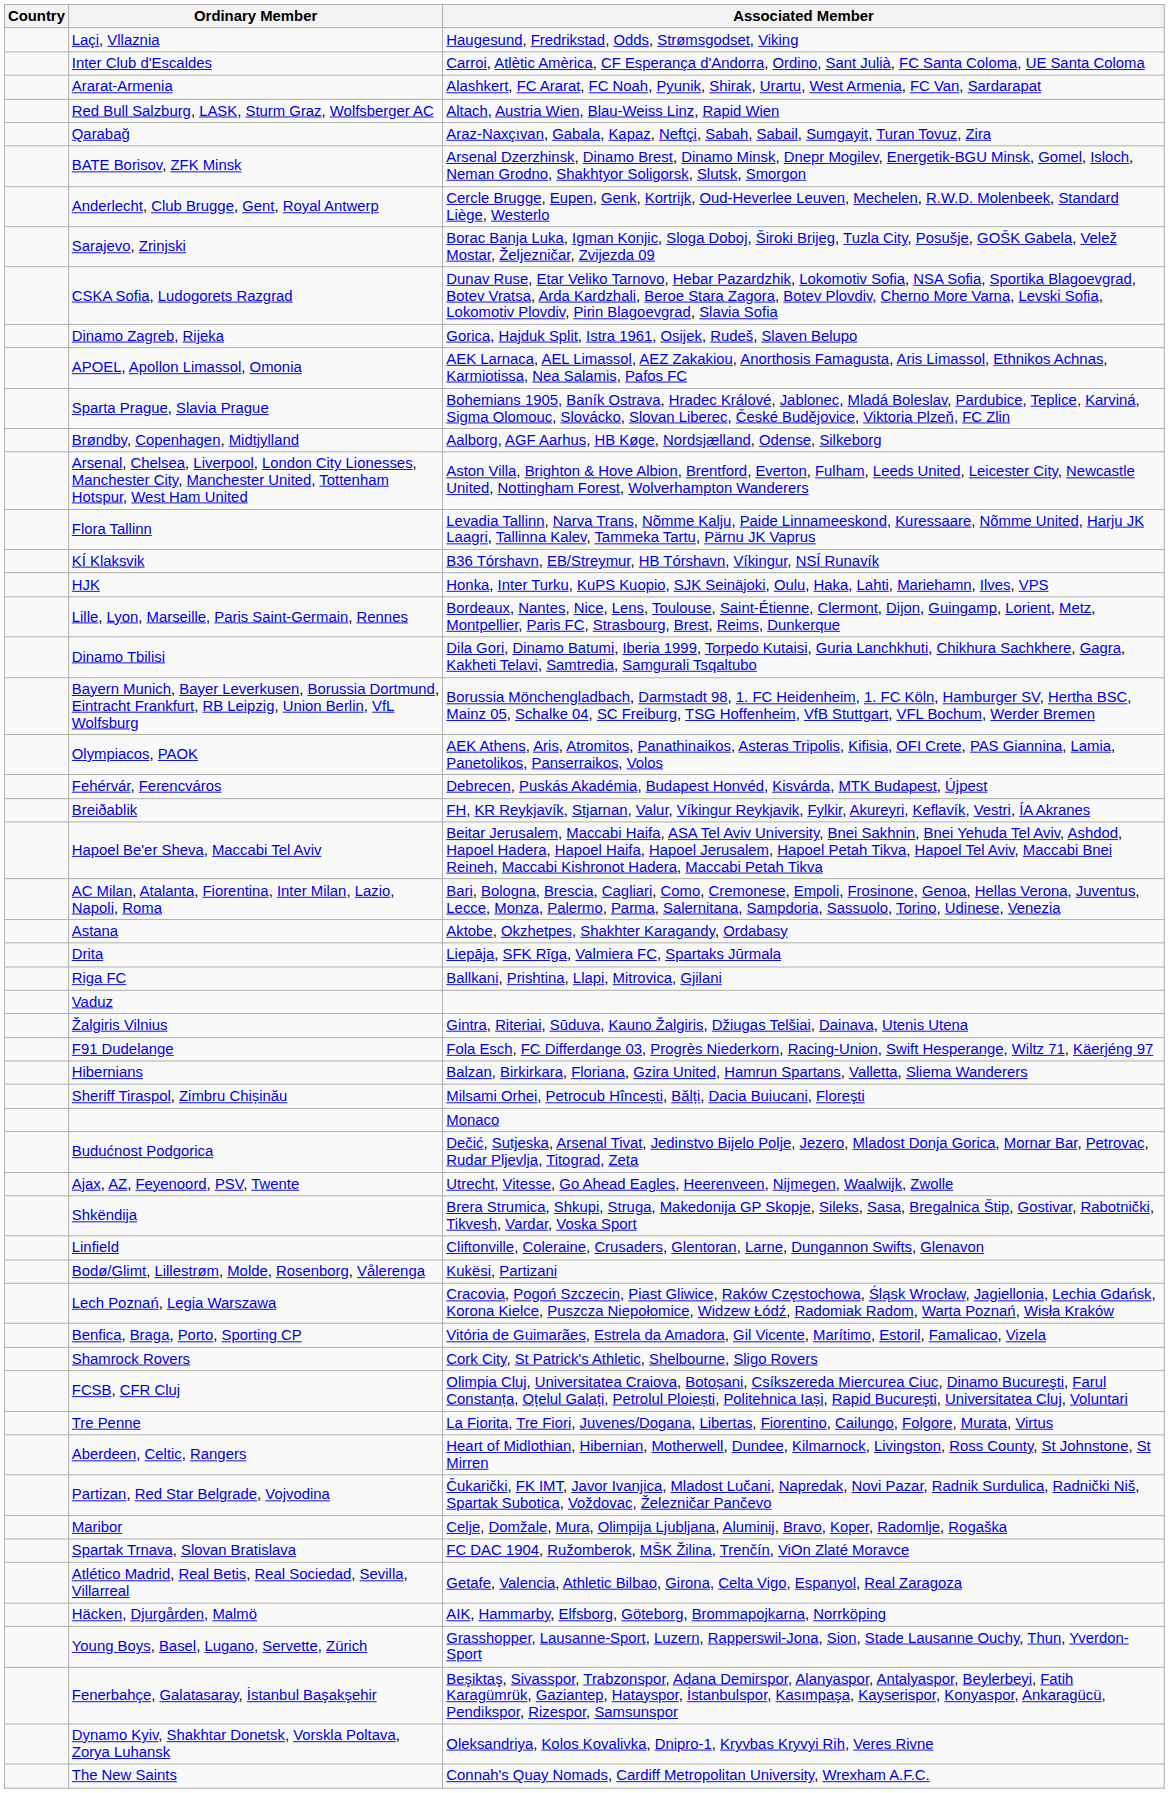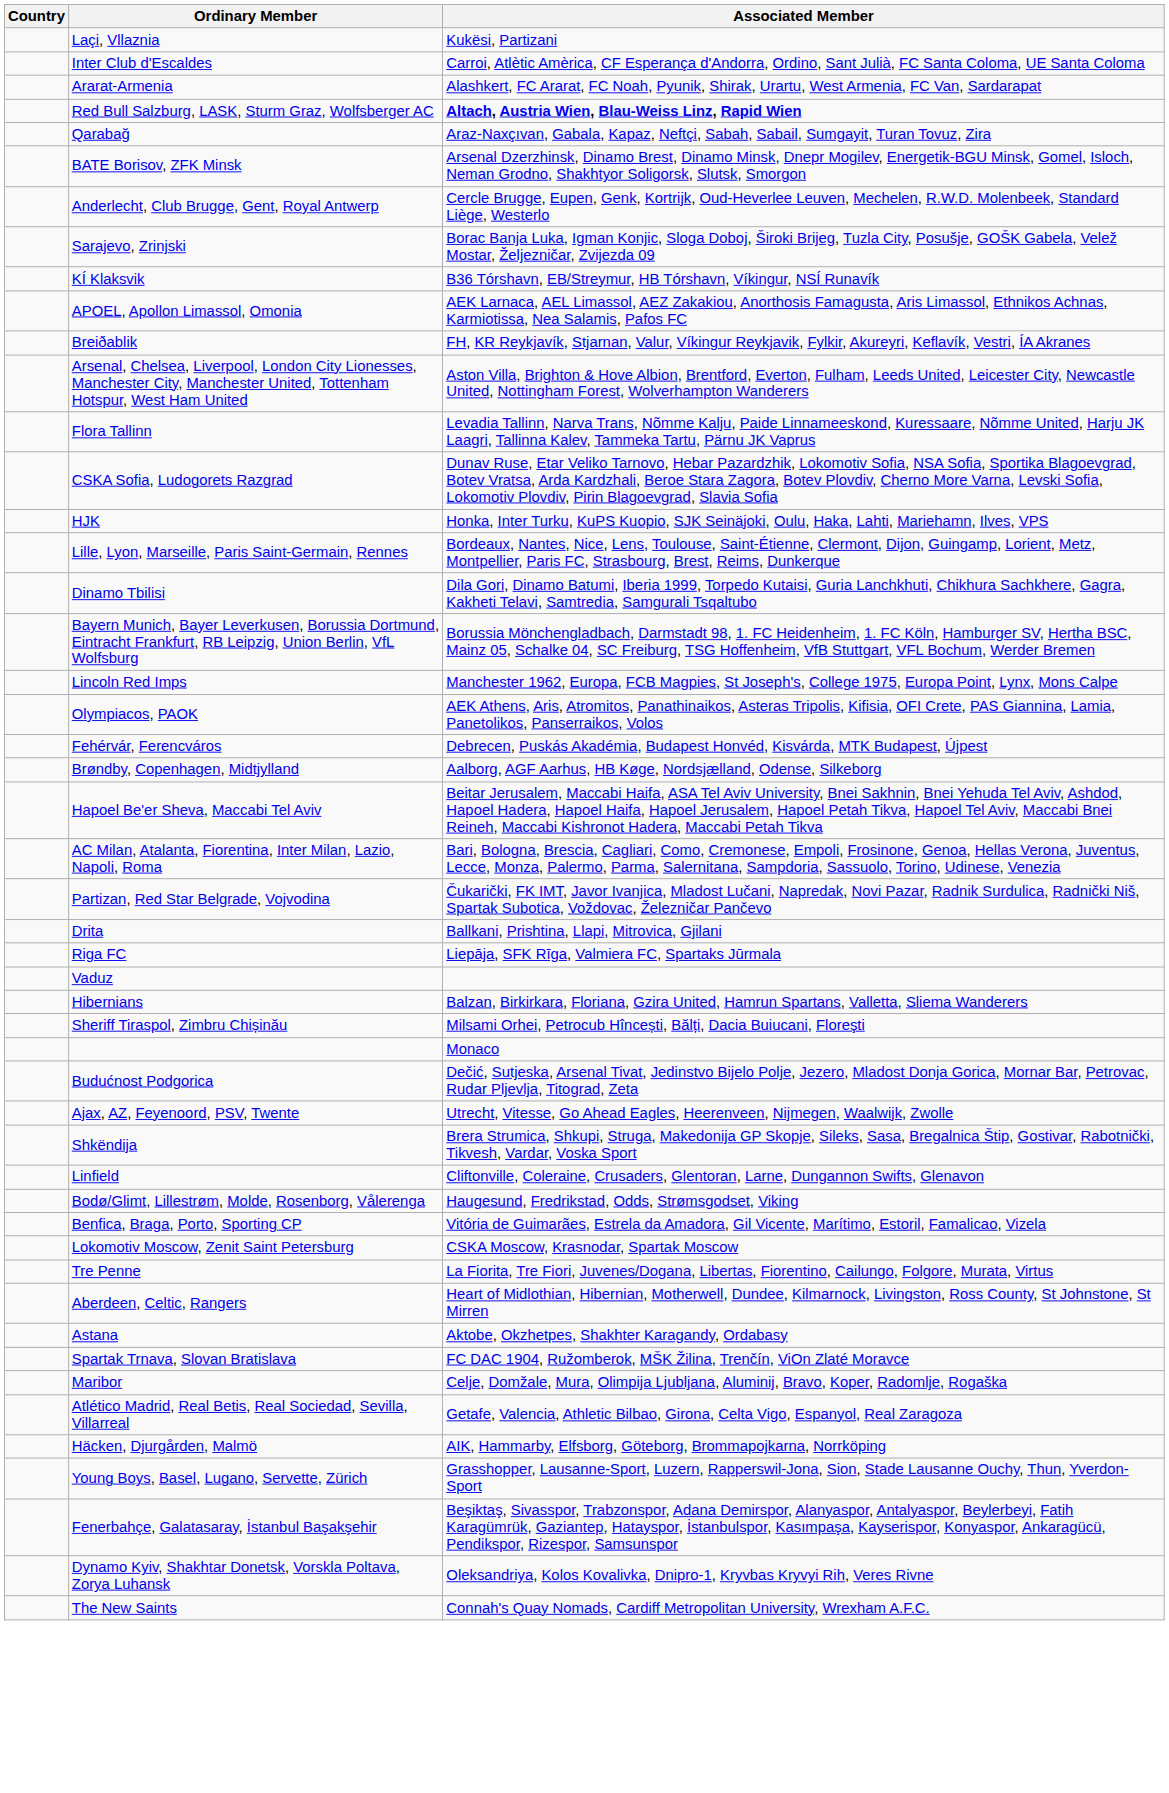(622, 39) Haugesund, Fredrikstad, Odds, Strømsgodset, Viking -> (502, 39) Kukësi, Partizani
(613, 110) normal -> (624, 110) bold
rows swapped: (182, 295) <-> (108, 561)
- row: (148, 335)
- row: (170, 408)
rows swapped: (185, 440) <-> (104, 810)
+ row: (129, 682)
rows swapped: (95, 931) <-> (201, 1495)
(614, 954) Liepāja, SFK Rīga, Valmiera FC, Spartaks Jūrmala -> (584, 931) Ballkani, Prishtina, Llapi, Mitrovica, Gjilani
(584, 978) Ballkani, Prishtina, Llapi, Mitrovica, Gjilani -> (614, 954) Liepāja, SFK Rīga, Valmiera FC, Spartaks Jūrmala
- row: (120, 1025)
- row: (123, 1049)
(502, 1271) Kukësi, Partizani -> (622, 1200) Haugesund, Fredrikstad, Odds, Strømsgodset, Viking
- row: (174, 1303)
- row: (131, 1358)
- row: (126, 1390)
+ row: (213, 1247)
rows swapped: (184, 1550) <-> (97, 1527)
